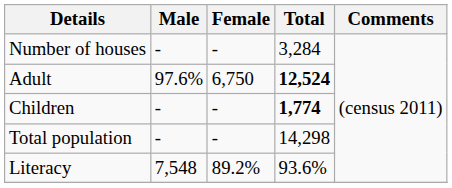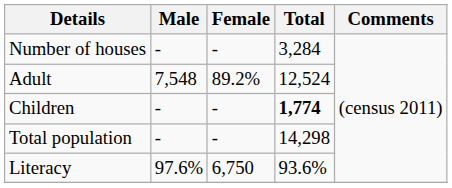(179, 78) 97.6% -> (176, 78) 7,548
(233, 78) 6,750 -> (236, 78) 89.2%
(304, 78) bold -> (304, 78) normal
(176, 167) 7,548 -> (179, 167) 97.6%
(236, 167) 89.2% -> (233, 167) 6,750
